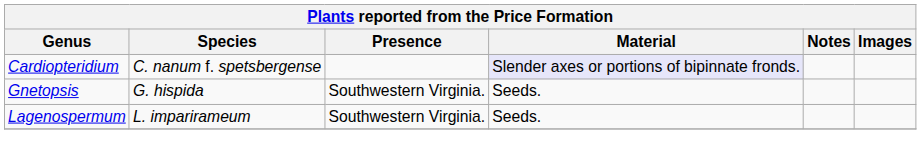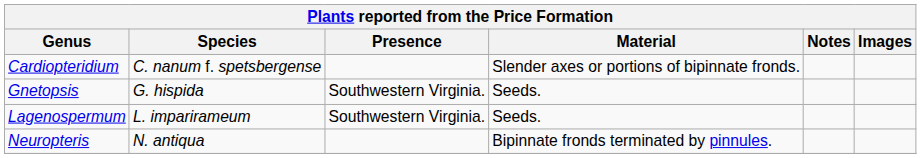(646, 66) lavender background -> (646, 66) no background
+ row: (49, 141)
